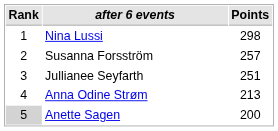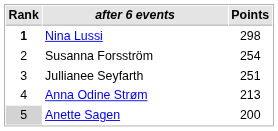(24, 36) normal -> (24, 36) bold
(250, 56) 257 -> (250, 56) 254
